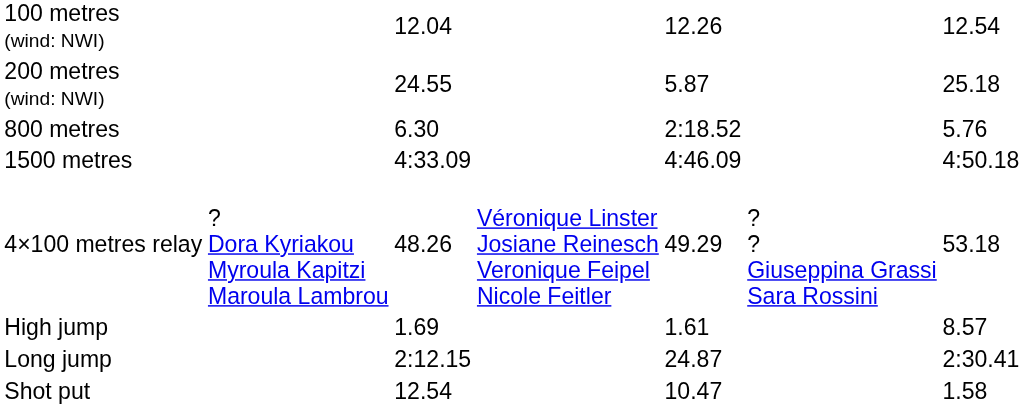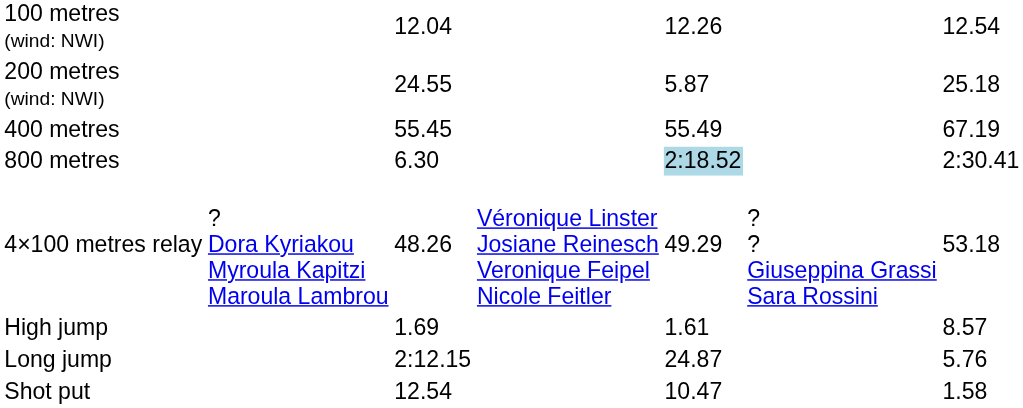+ row: (62, 129)
(703, 129) no background -> (703, 160) lightblue background
(965, 129) 5.76 -> (981, 160) 2:30.41
- row: (68, 160)
(981, 359) 2:30.41 -> (965, 359) 5.76
